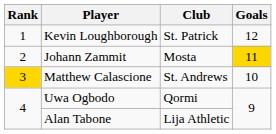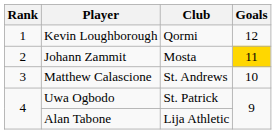(191, 35) St. Patrick -> (181, 35) Qormi
(23, 77) gold background -> (23, 77) no background
(181, 98) Qormi -> (191, 98) St. Patrick
